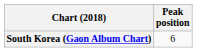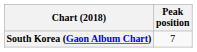(173, 39) 6 -> (173, 39) 7
